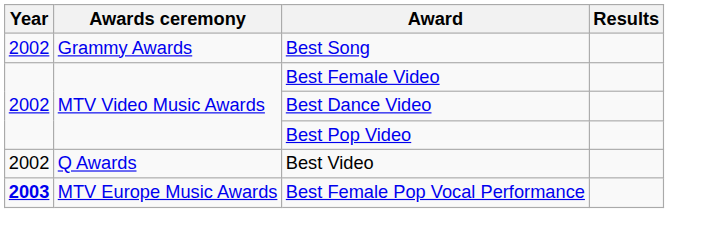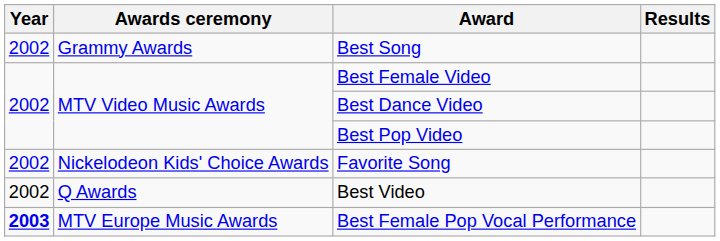+ row: (394, 163)
